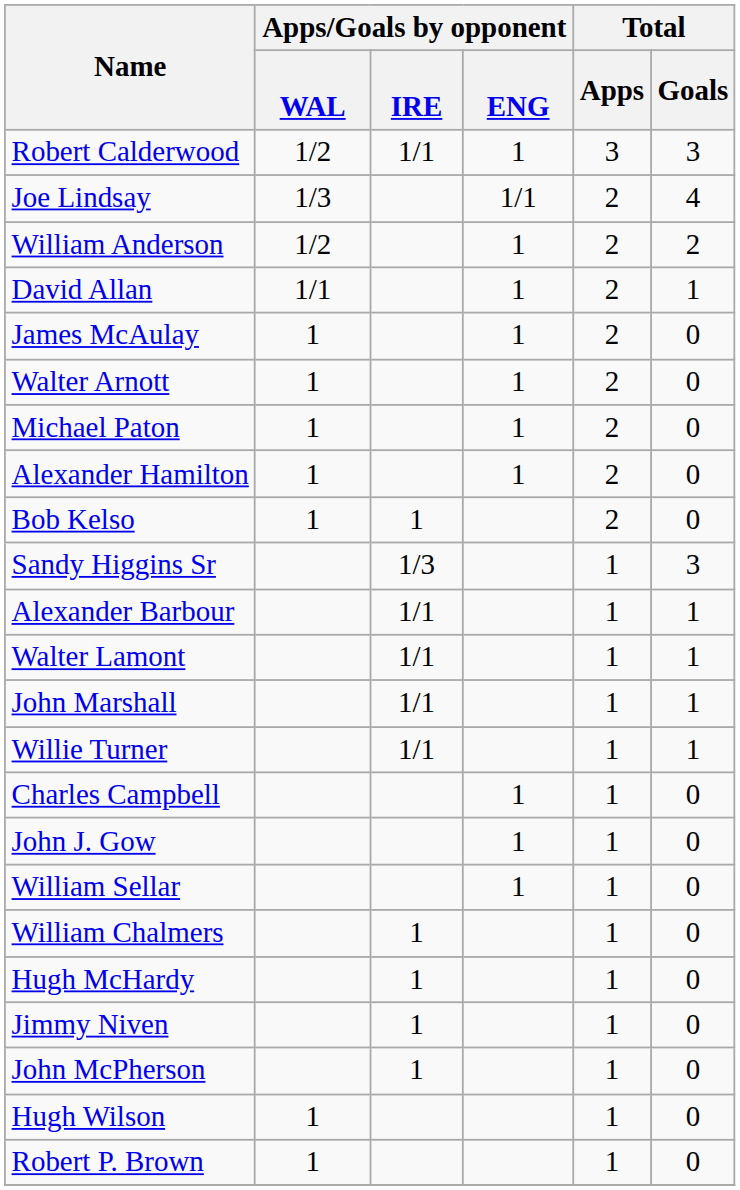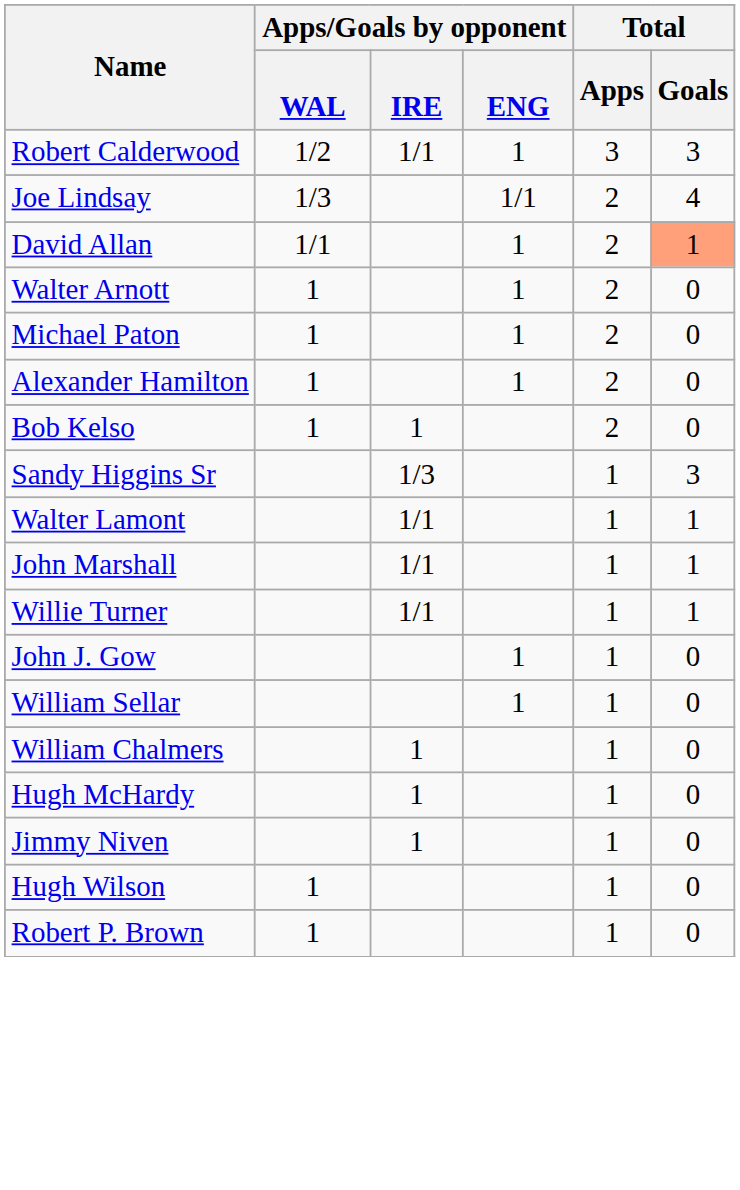- row: (118, 243)
(693, 289) no background -> (693, 243) lightsalmon background
- row: (105, 335)
- row: (123, 611)
- row: (116, 794)
- row: (109, 1070)
